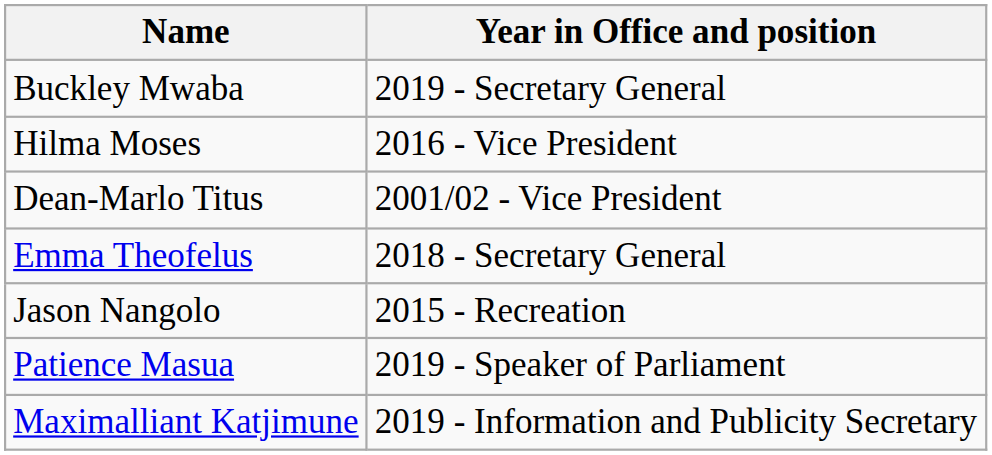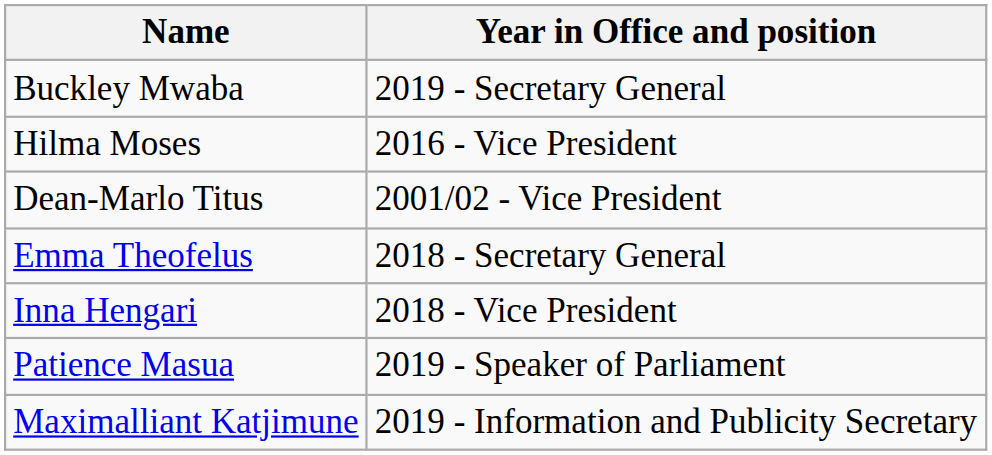- row: (117, 310)
+ row: (105, 310)
